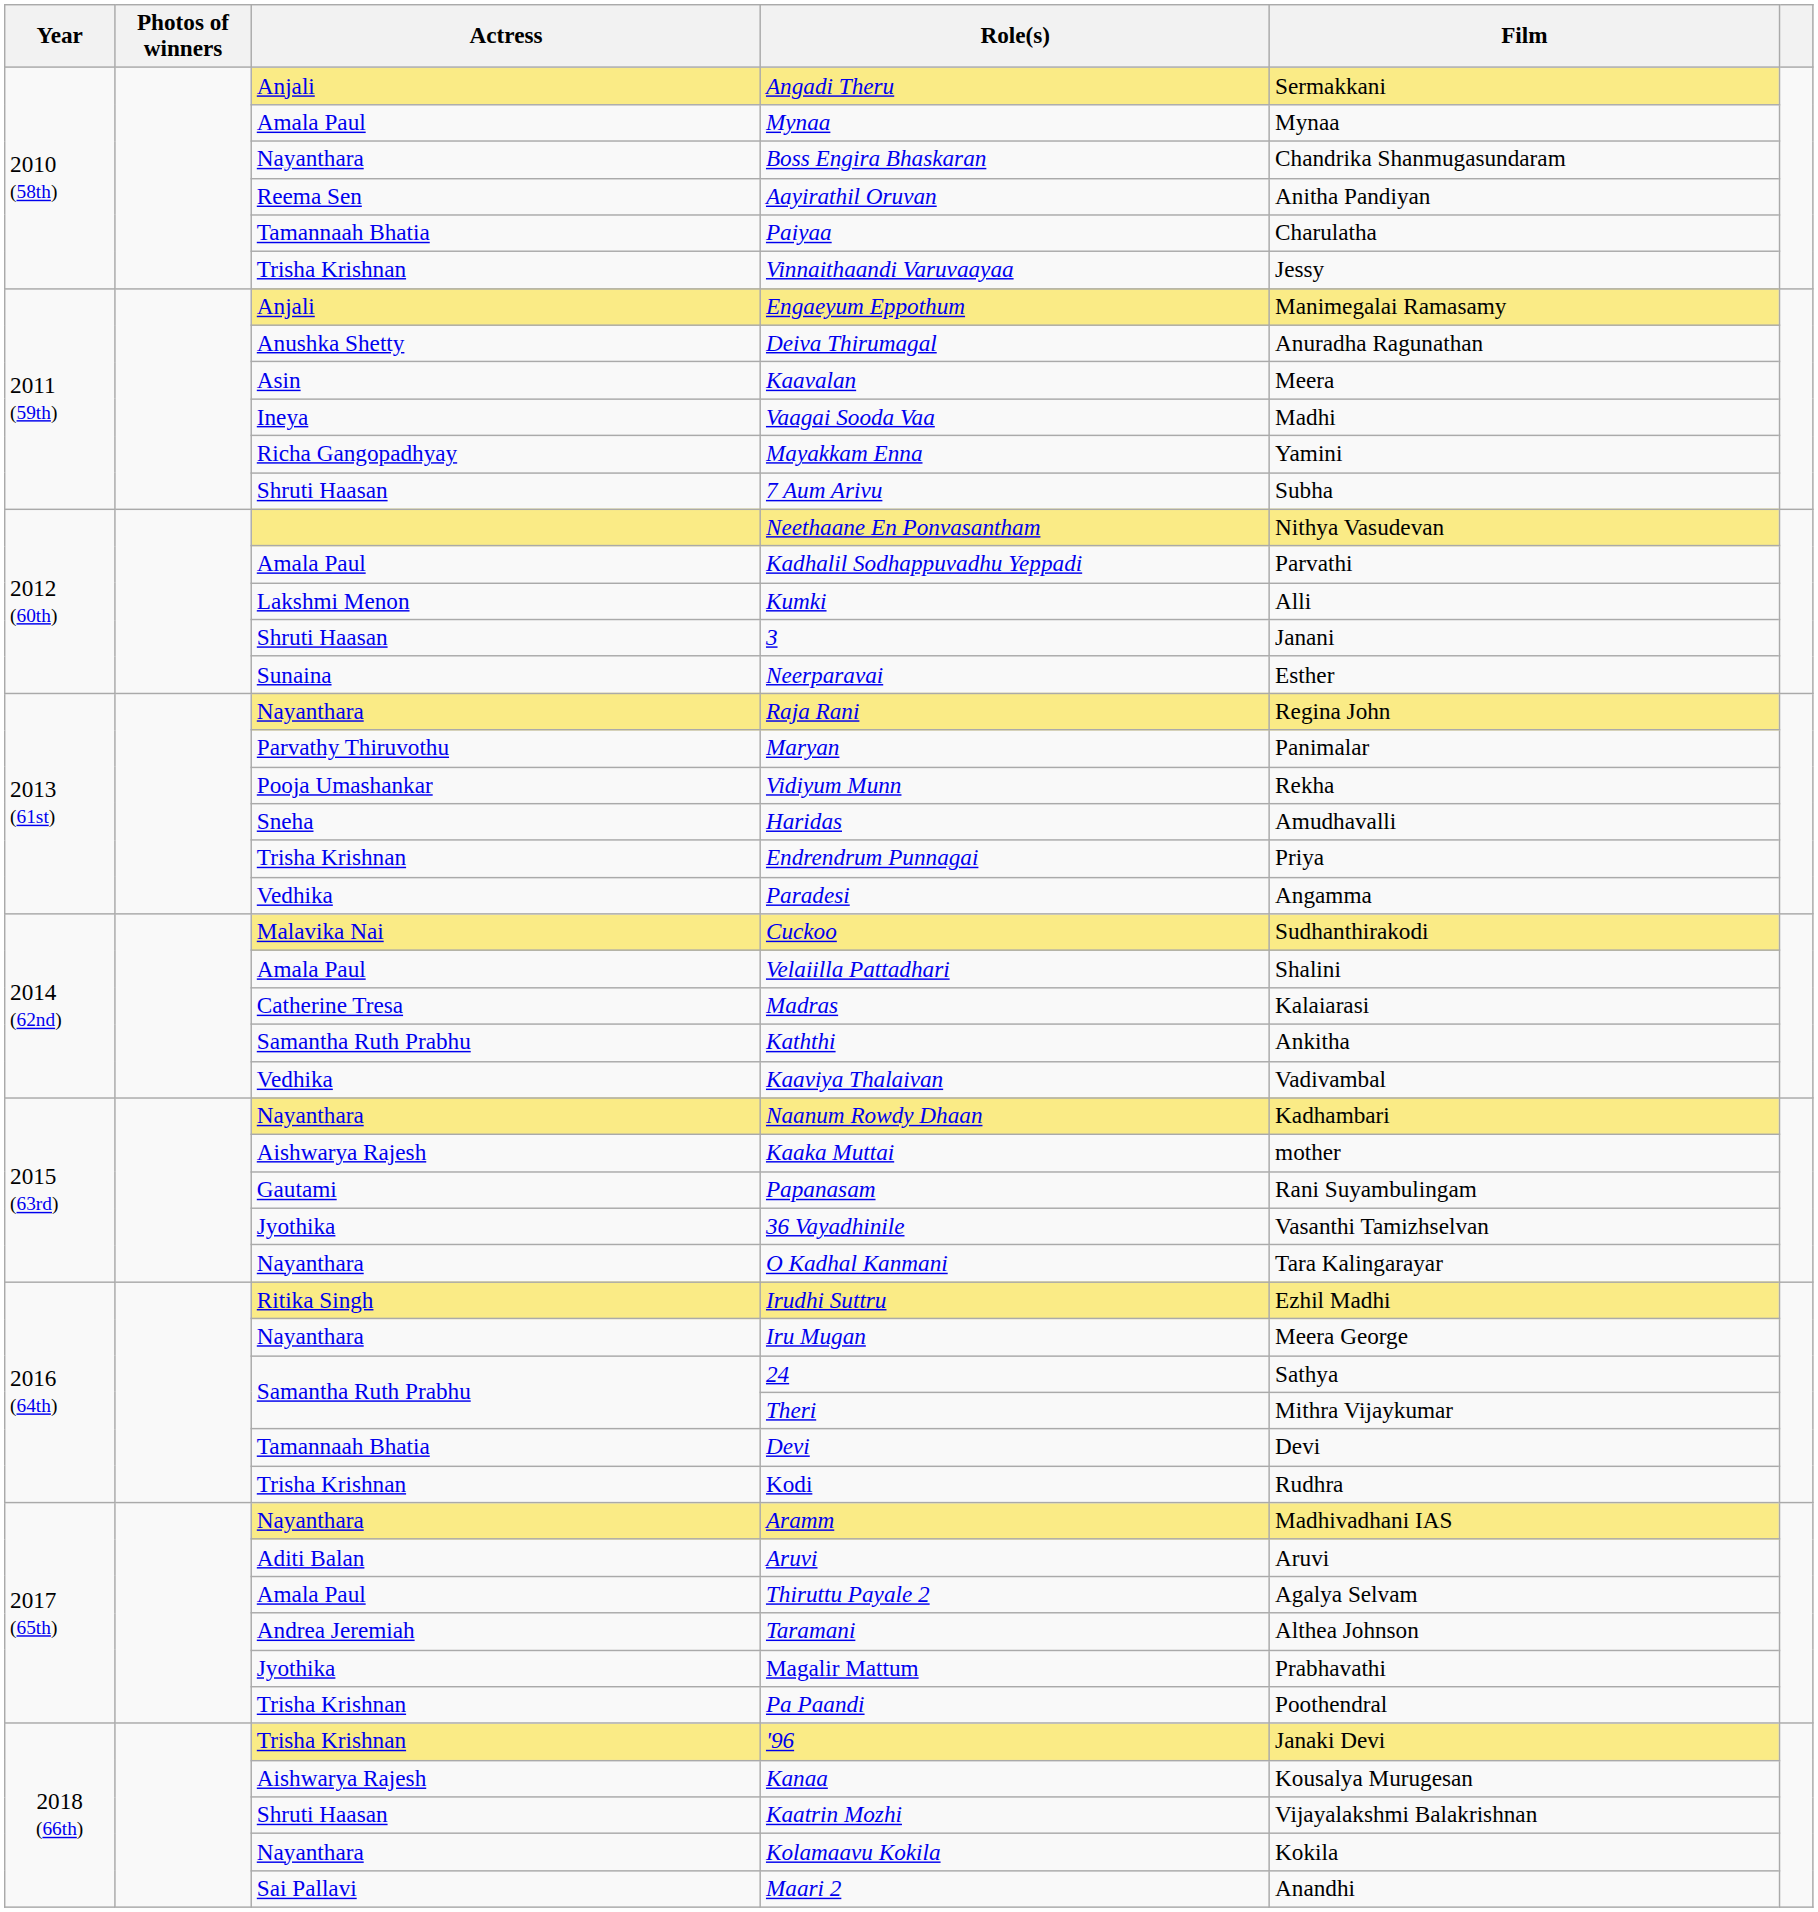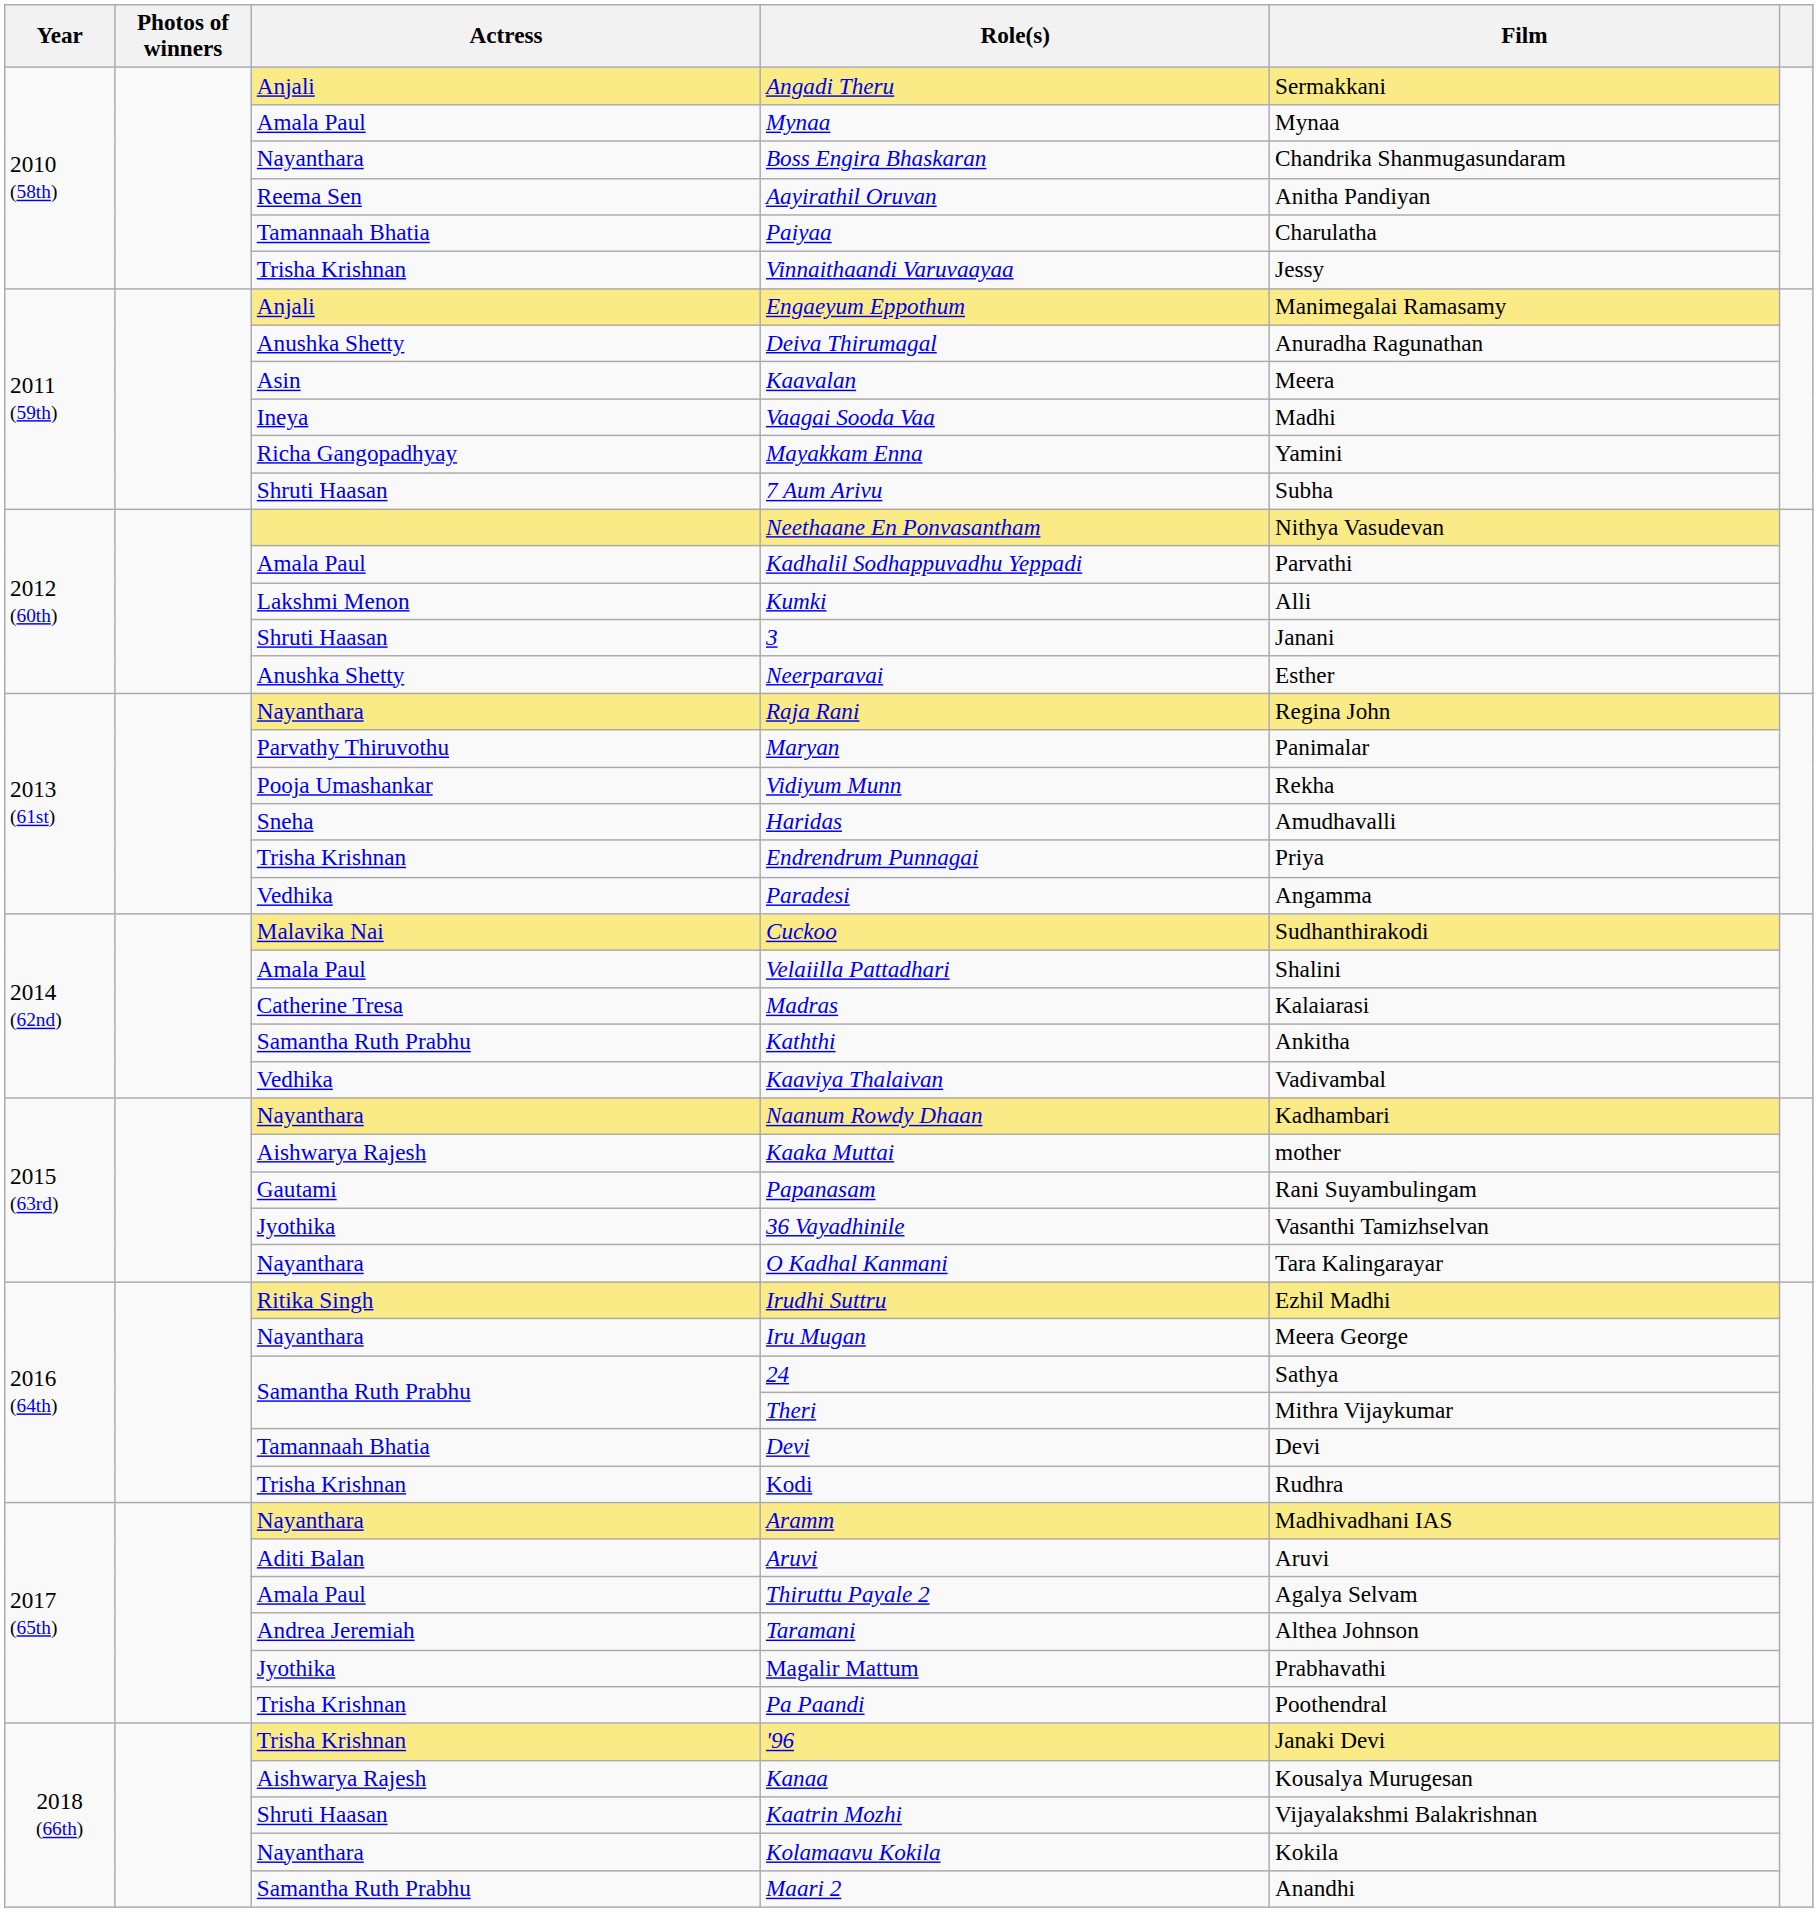(294, 674) Sunaina -> (331, 674) Anushka Shetty
(307, 1888) Sai Pallavi -> (364, 1888) Samantha Ruth Prabhu
